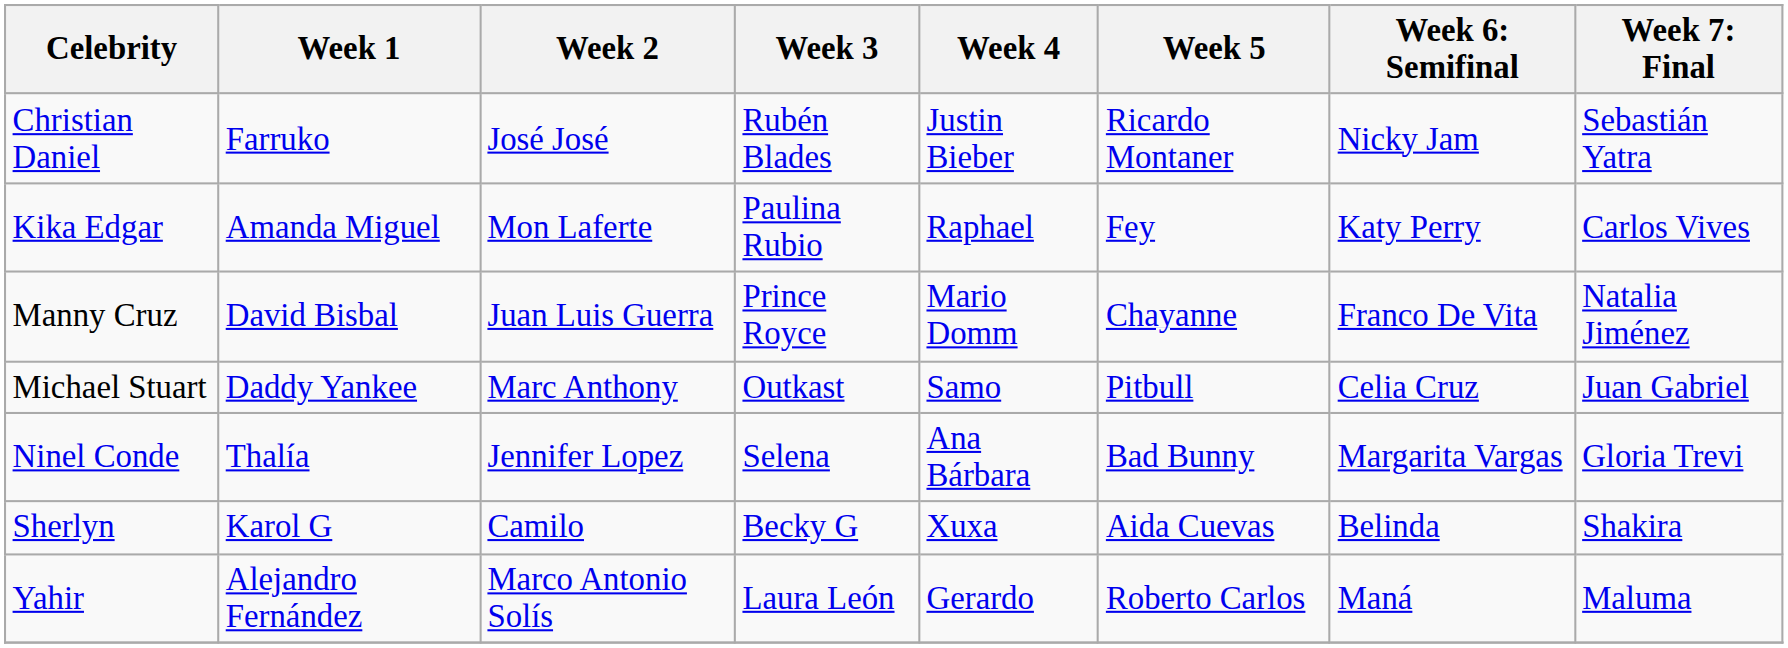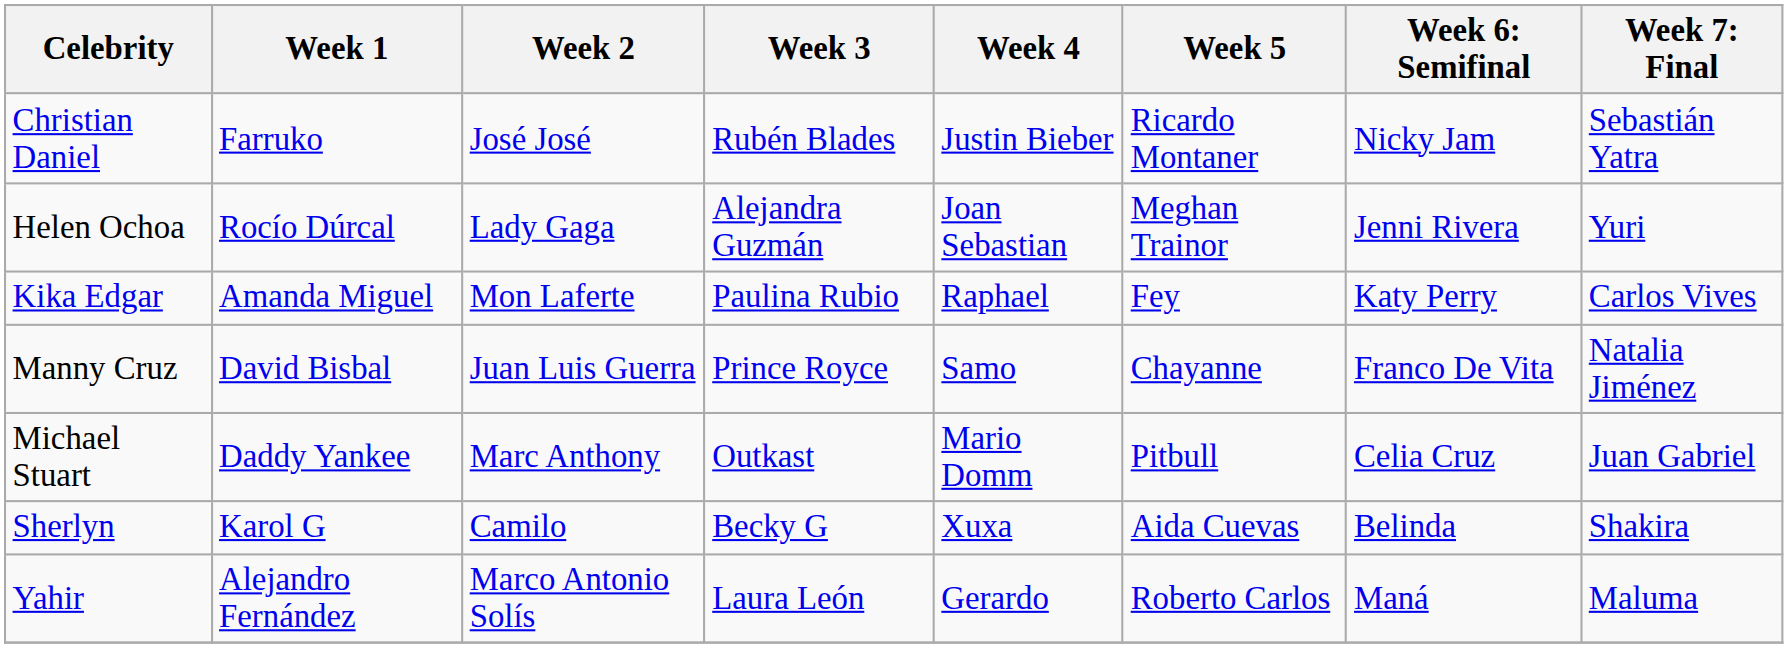+ row: (99, 226)
(972, 315) Mario Domm -> (979, 367) Samo
(964, 386) Samo -> (987, 456) Mario Domm
- row: (96, 456)
